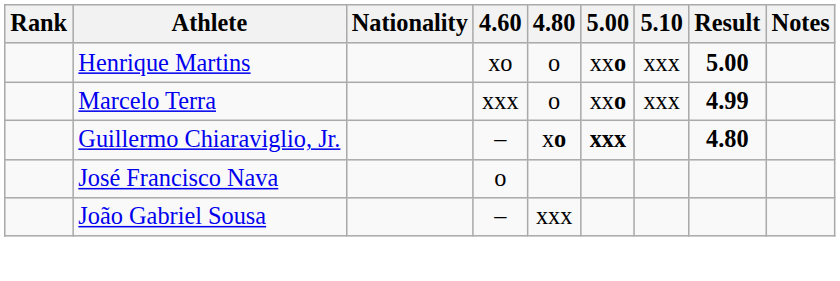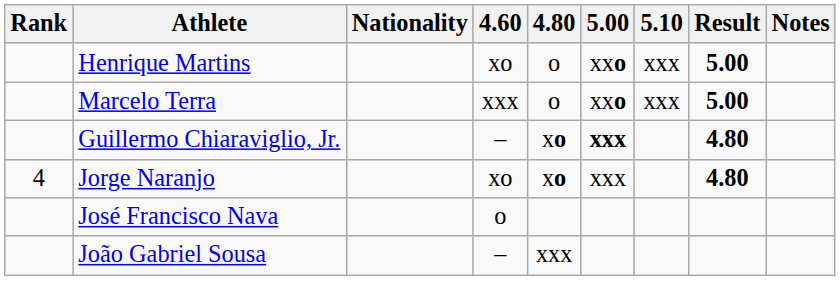(727, 100) 4.99 -> (727, 100) 5.00
+ row: (147, 178)
